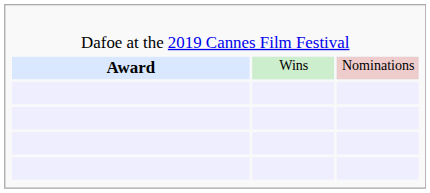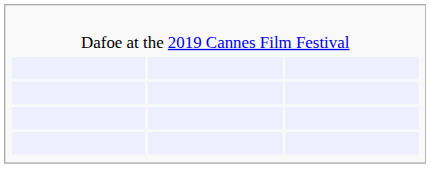- row: (131, 67)
